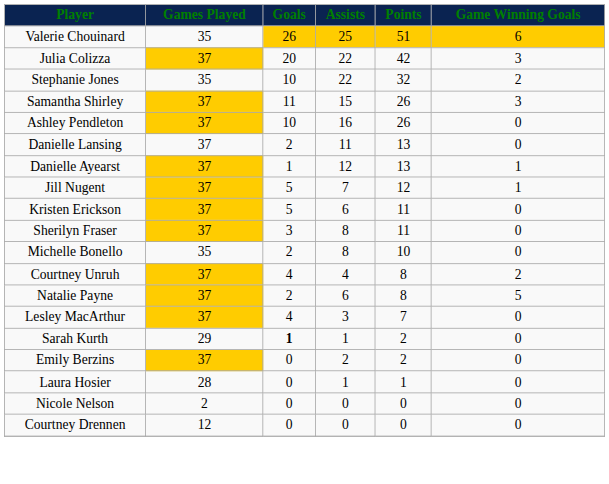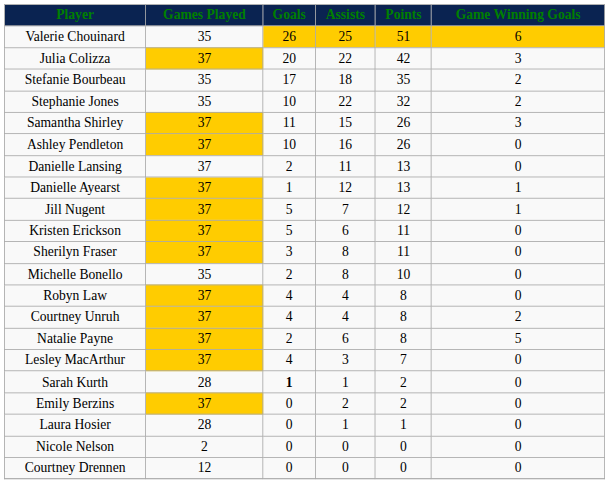+ row: (75, 79)
+ row: (75, 295)
(204, 338) 29 -> (204, 381) 28
